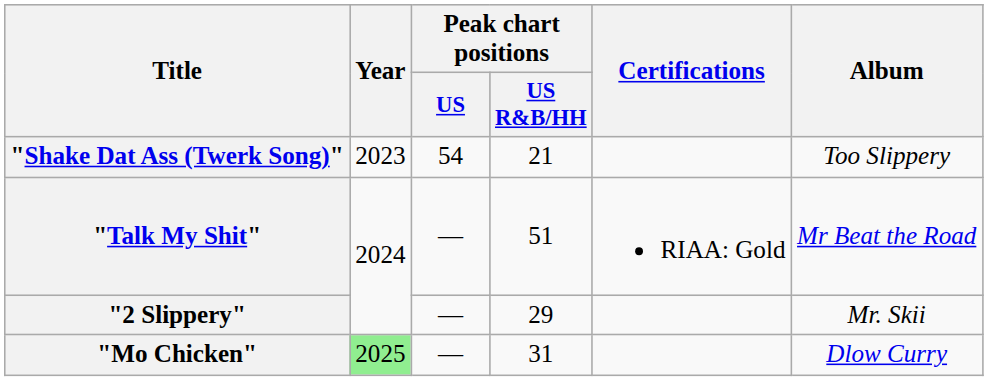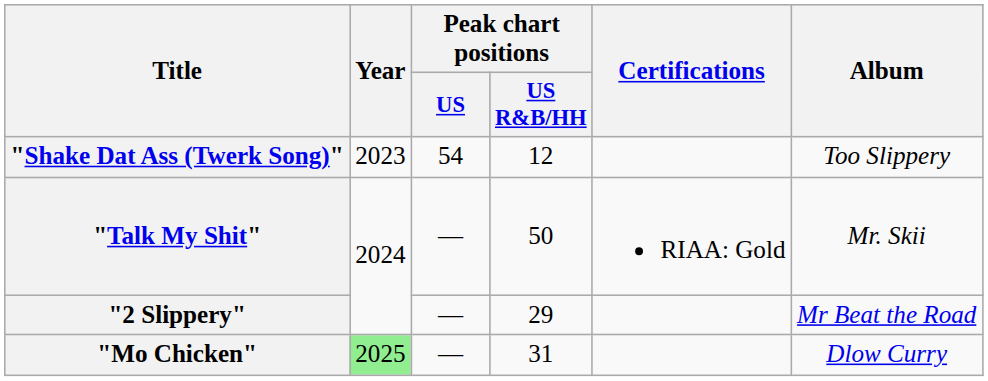(541, 156) 21 -> (541, 156) 12
(541, 235) 51 -> (541, 235) 50
(887, 235) Mr Beat the Road -> (887, 235) Mr. Skii
(887, 314) Mr. Skii -> (887, 314) Mr Beat the Road
